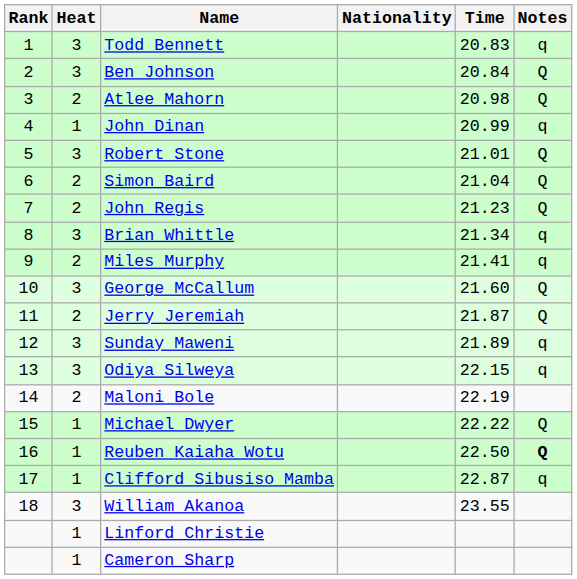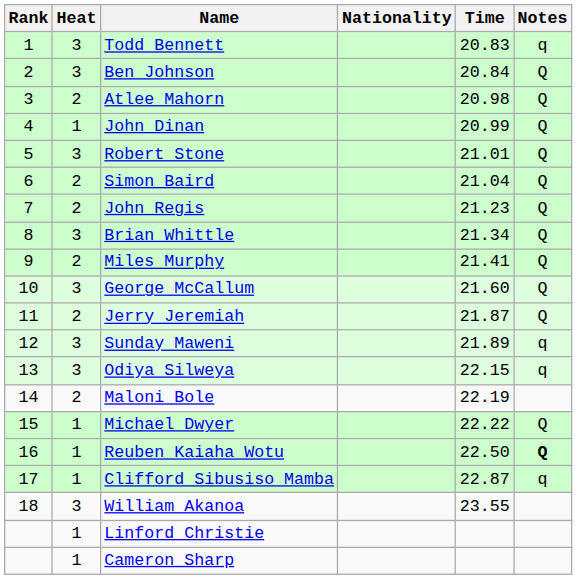(543, 127) q -> (543, 127) Q
(543, 235) q -> (543, 235) Q
(543, 262) q -> (543, 262) Q
